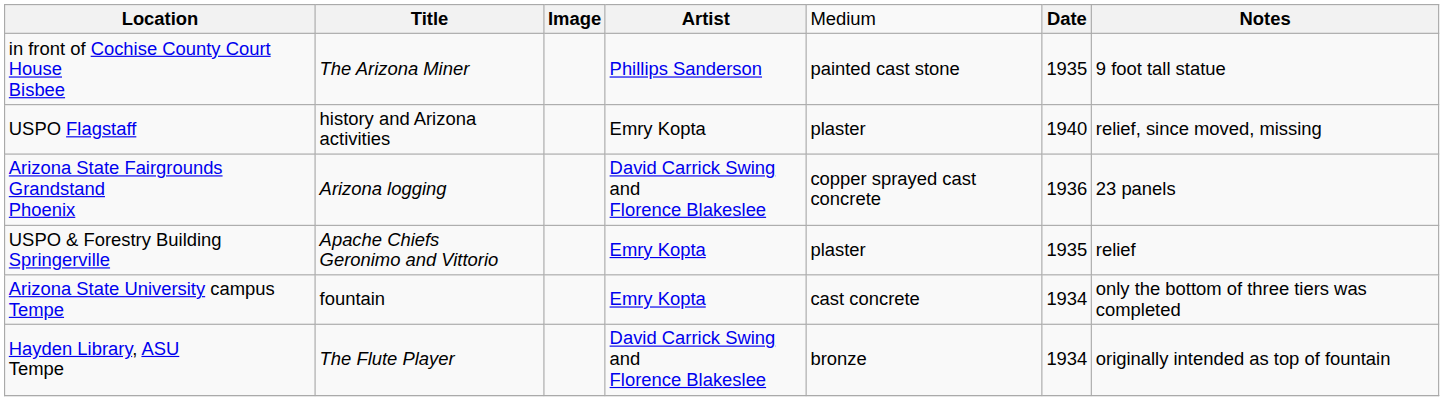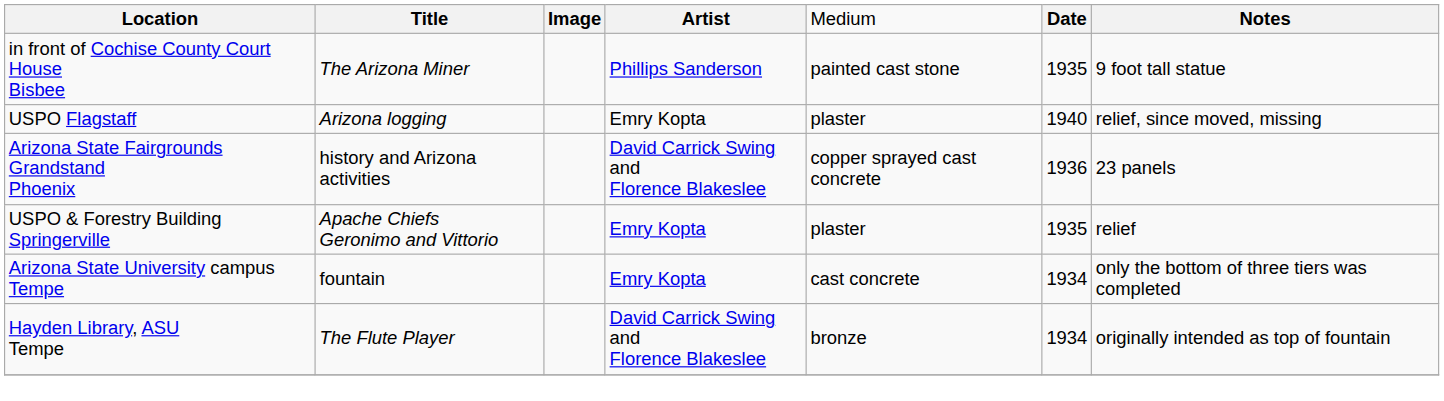(398, 129) history and Arizona activities -> (383, 118) Arizona logging
(383, 189) Arizona logging -> (398, 168) history and Arizona activities
